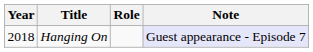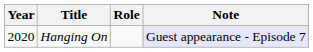(21, 36) 2018 -> (21, 36) 2020
